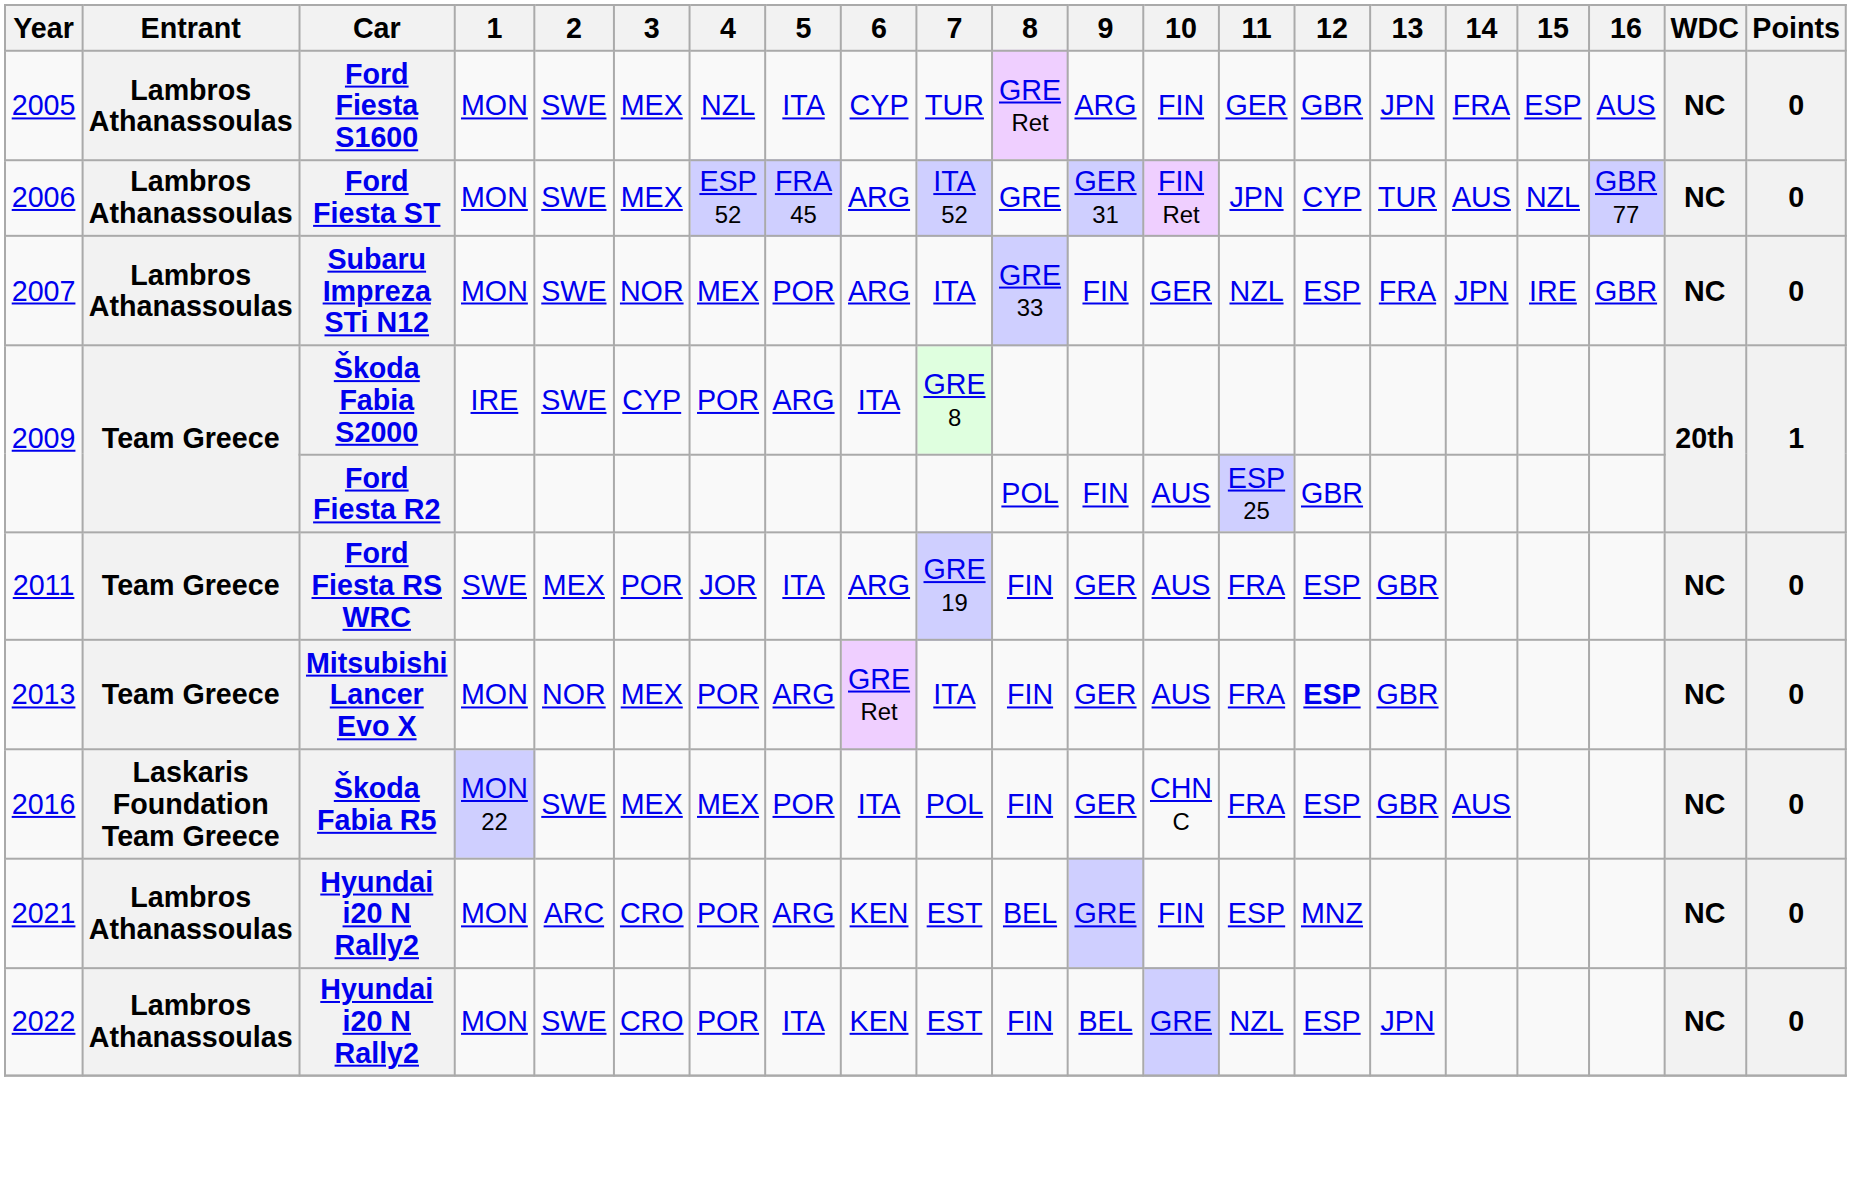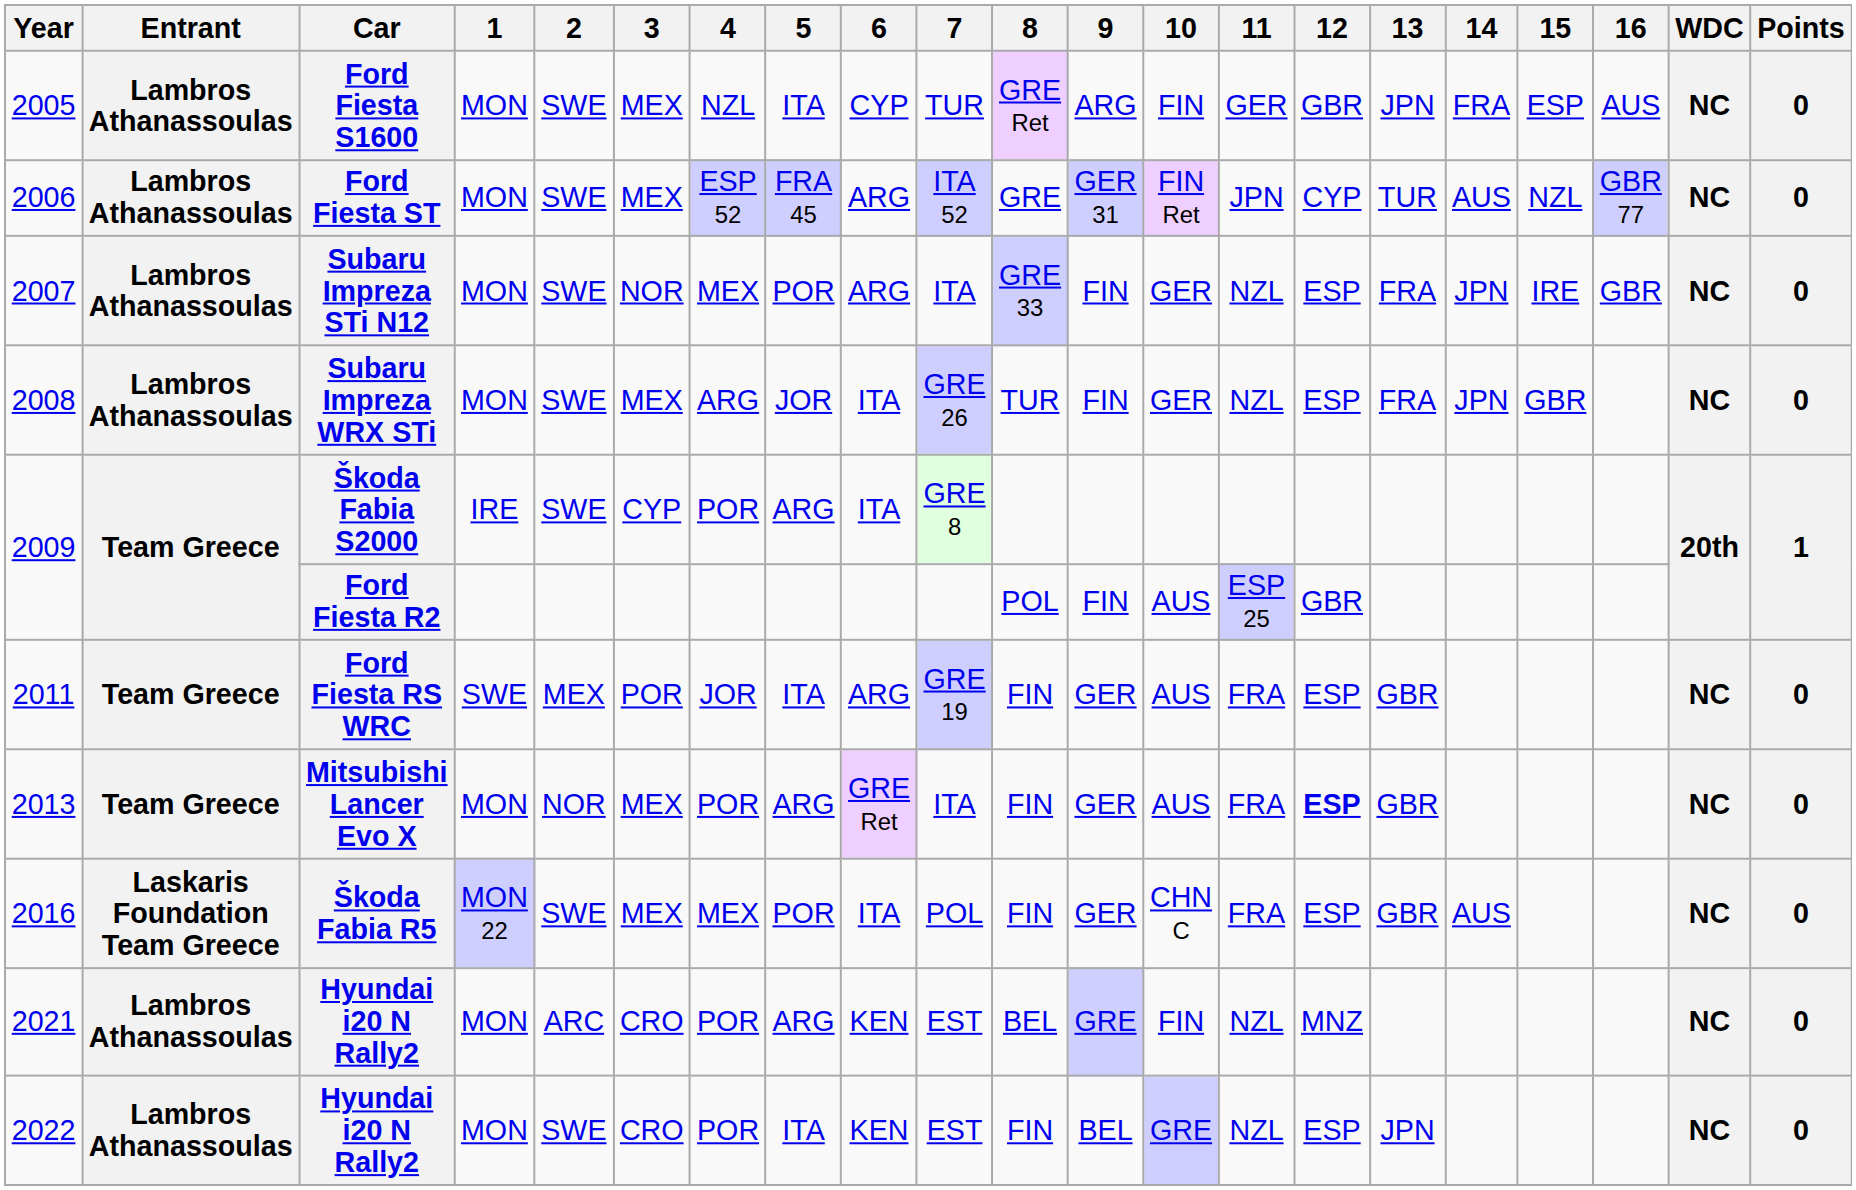+ row: (44, 400)
(1257, 913) ESP -> (1257, 1022) NZL
